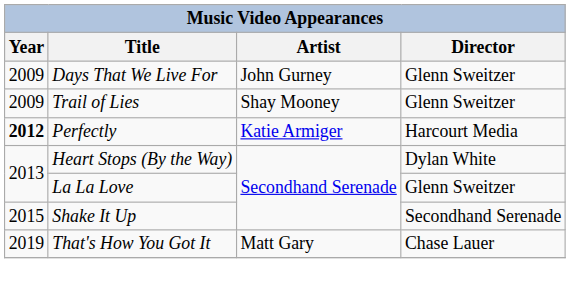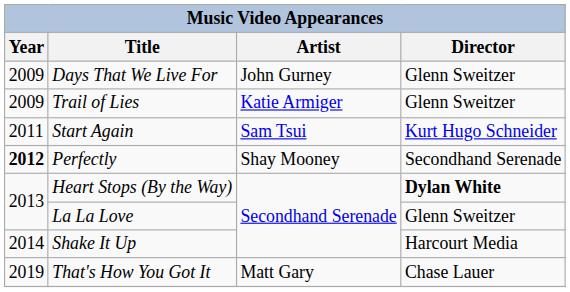(290, 103) Shay Mooney -> (291, 103) Katie Armiger
+ row: (93, 131)
(291, 131) Katie Armiger -> (290, 159) Shay Mooney
(461, 131) Harcourt Media -> (483, 159) Secondhand Serenade
(450, 159) normal -> (453, 187) bold
(26, 215) 2015 -> (26, 243) 2014
(483, 215) Secondhand Serenade -> (461, 243) Harcourt Media
